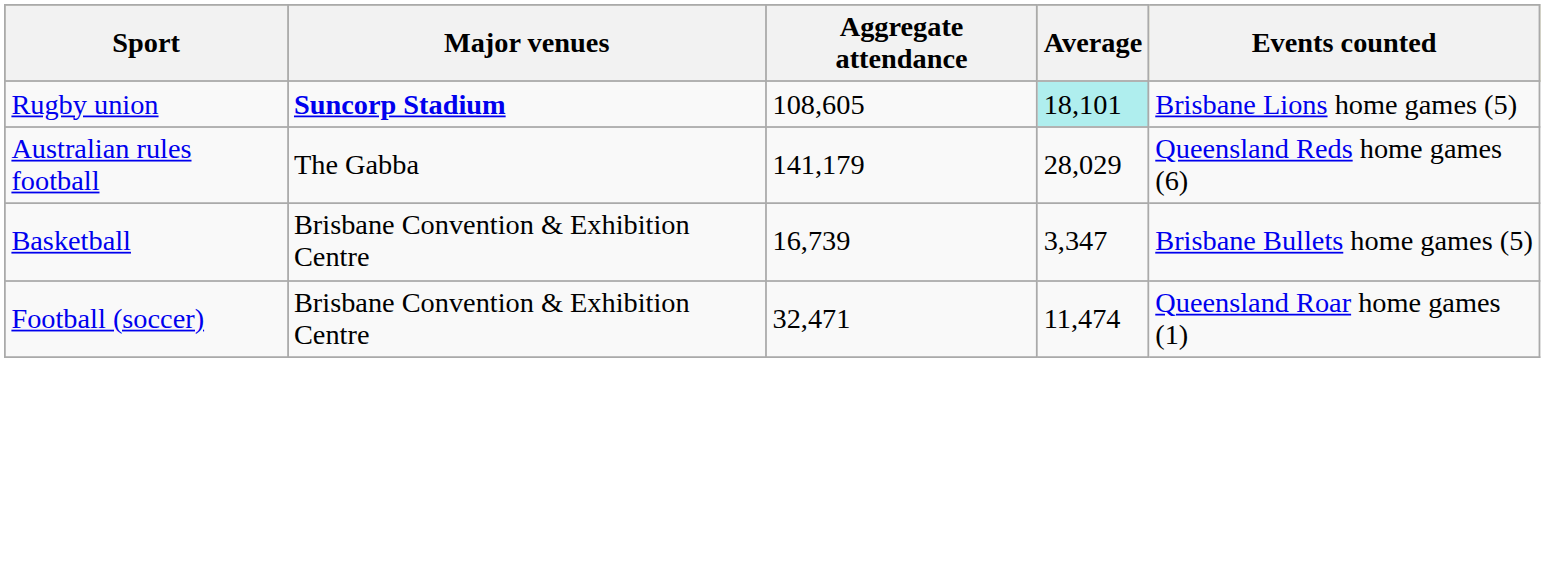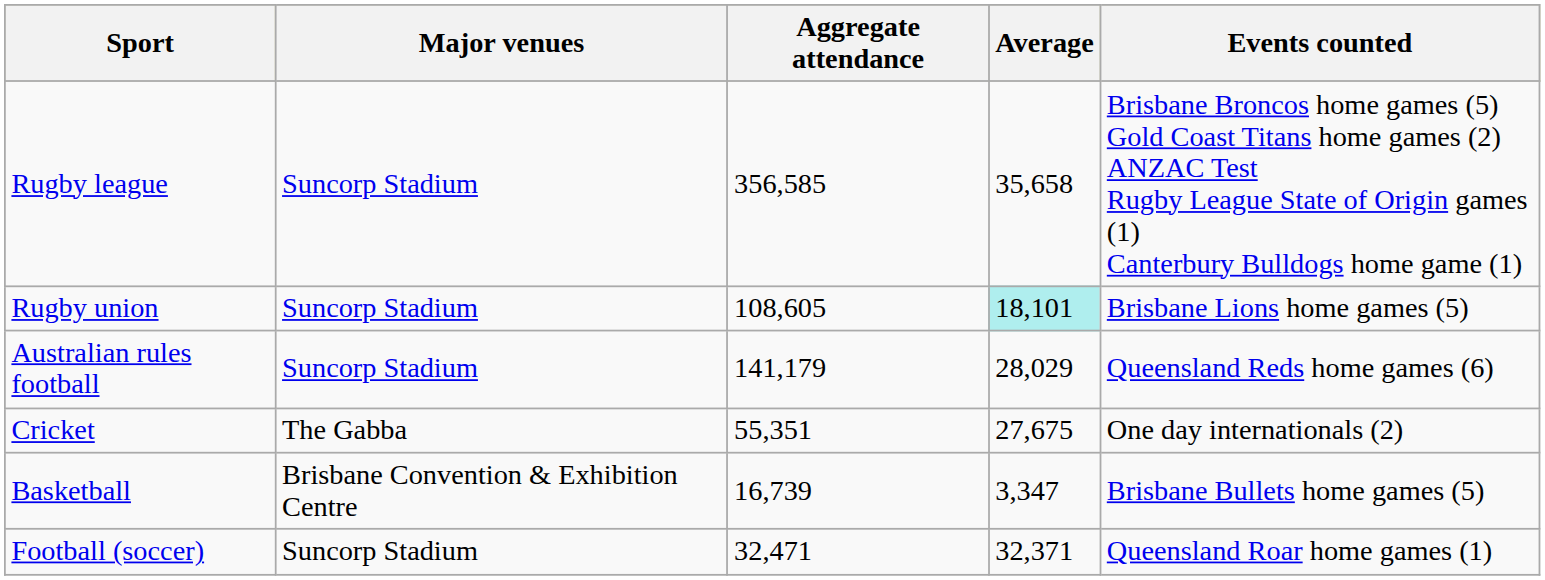+ row: (90, 183)
(400, 103) bold -> (380, 307) normal
(356, 164) The Gabba -> (380, 368) Suncorp Stadium
+ row: (53, 429)
(492, 318) Brisbane Convention & Exhibition Centre -> (380, 551) Suncorp Stadium
(1082, 318) 11,474 -> (1034, 551) 32,371
